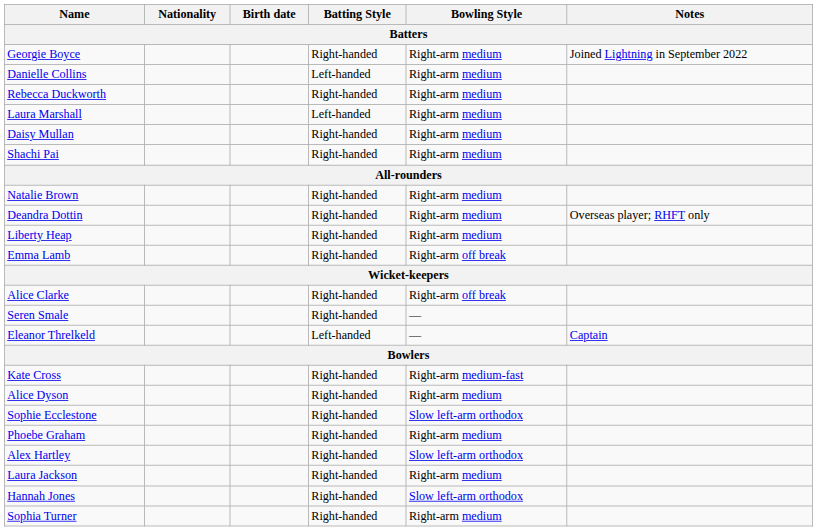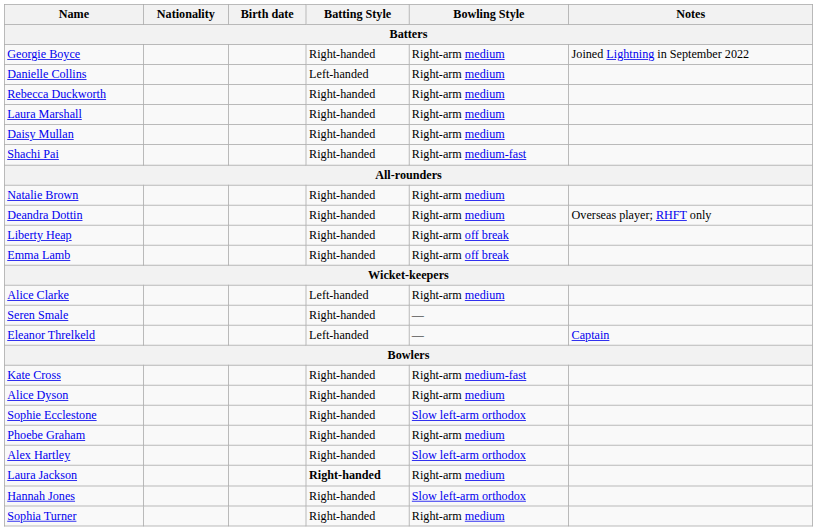(341, 114) Left-handed -> (342, 114) Right-handed
(455, 155) Right-arm medium -> (469, 155) Right-arm medium-fast
(455, 235) Right-arm medium -> (460, 235) Right-arm off break
(344, 295) Right-handed -> (339, 295) Left-handed
(457, 295) Right-arm off break -> (458, 295) Right-arm medium
(344, 475) normal -> (345, 475) bold
